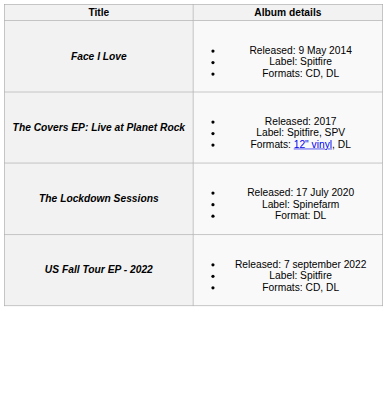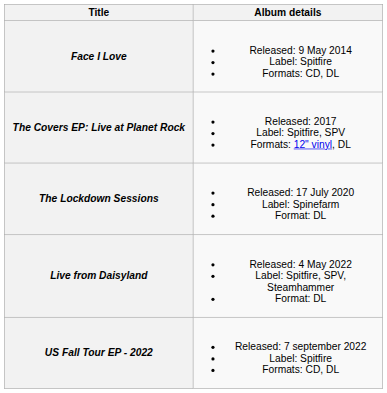+ row: (99, 275)
